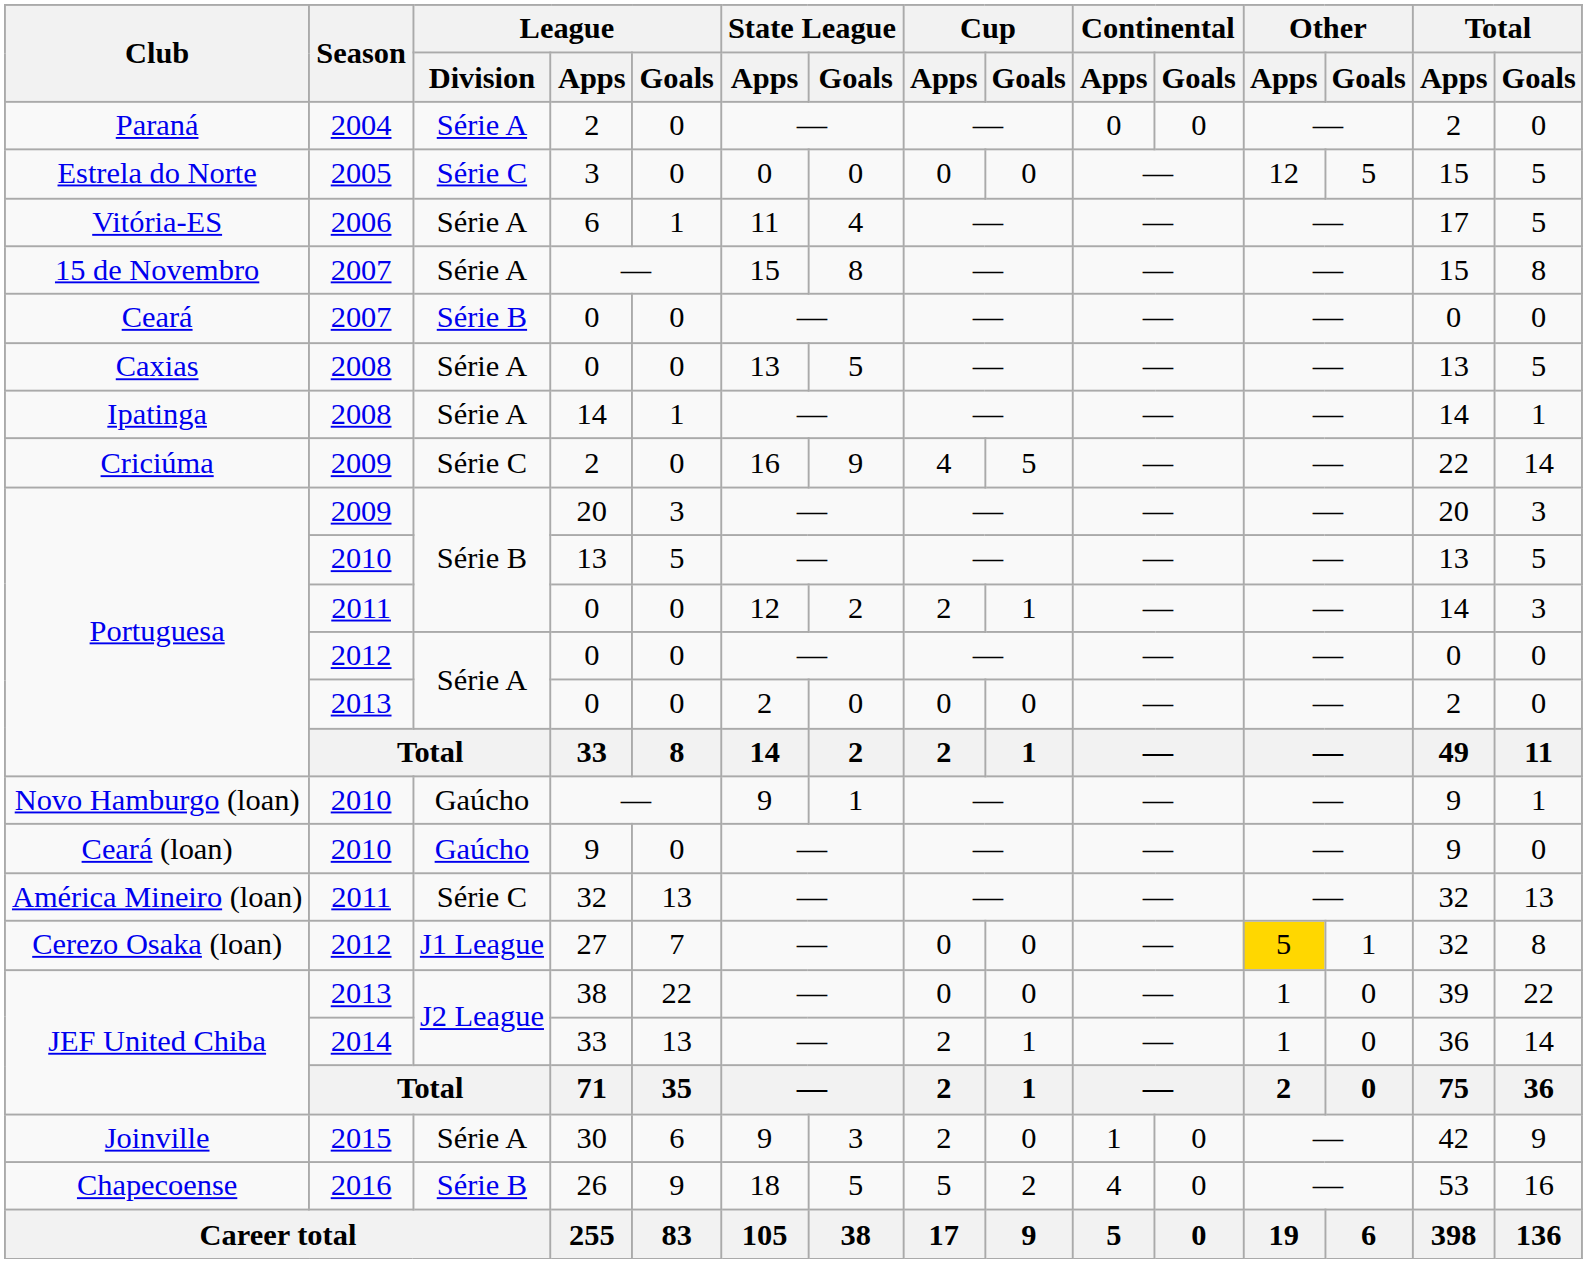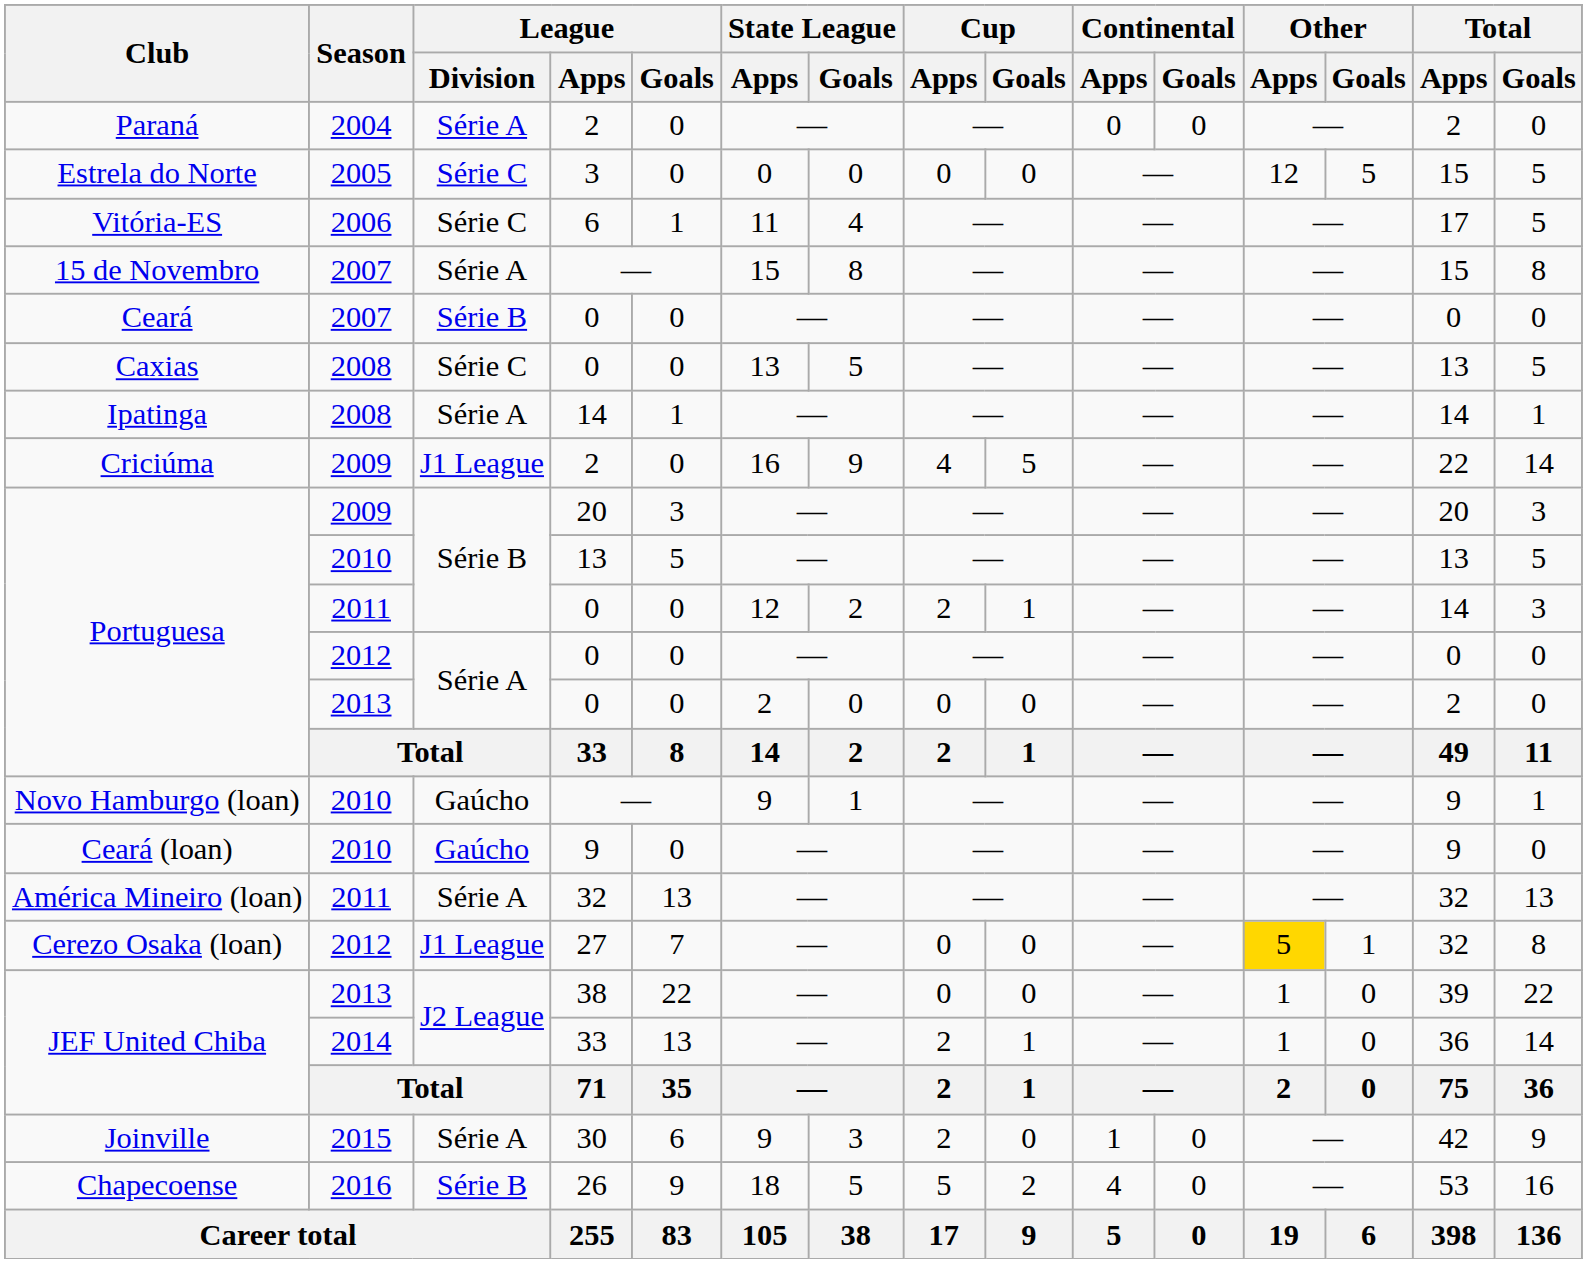(482, 221) Série A -> (482, 221) Série C
(482, 366) Série A -> (482, 366) Série C
(482, 462) Série C -> (482, 462) J1 League
(482, 896) Série C -> (482, 896) Série A
